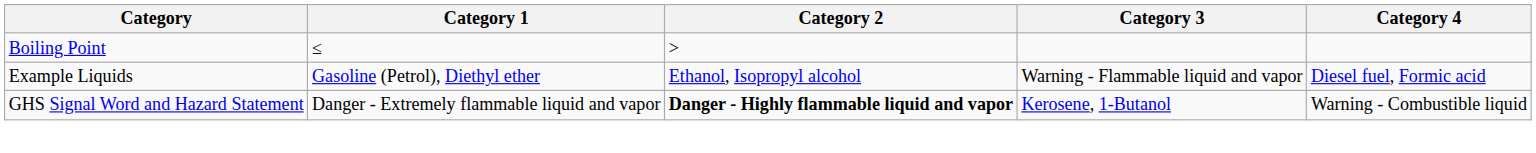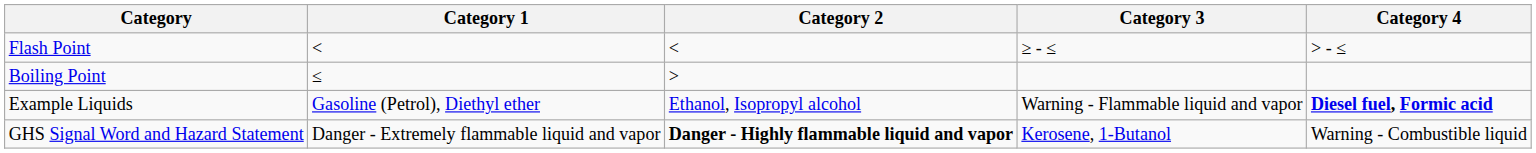+ row: (50, 47)
(1398, 76) normal -> (1402, 104) bold
